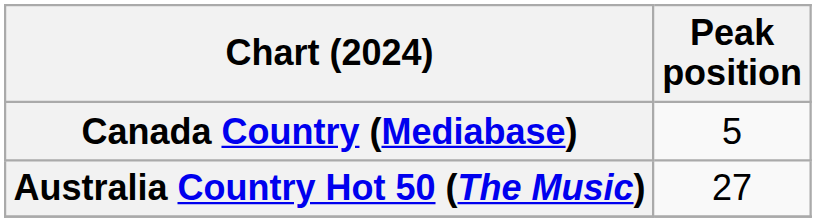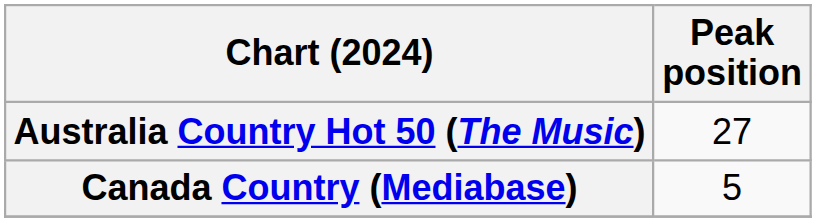rows swapped: (329, 187) <-> (329, 130)
